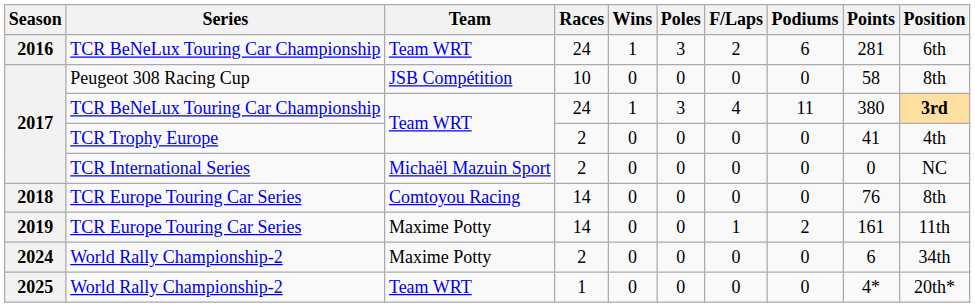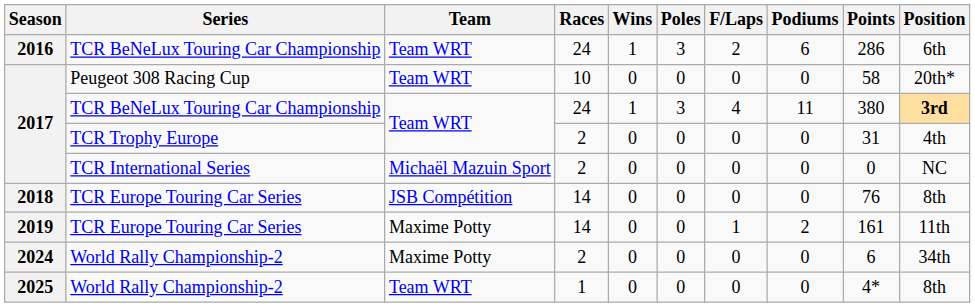(871, 49) 281 -> (871, 49) 286
(451, 79) JSB Compétition -> (430, 79) Team WRT
(934, 79) 8th -> (934, 79) 20th*
(871, 138) 41 -> (871, 138) 31
(455, 197) Comtoyou Racing -> (451, 197) JSB Compétition
(934, 286) 20th* -> (934, 286) 8th
